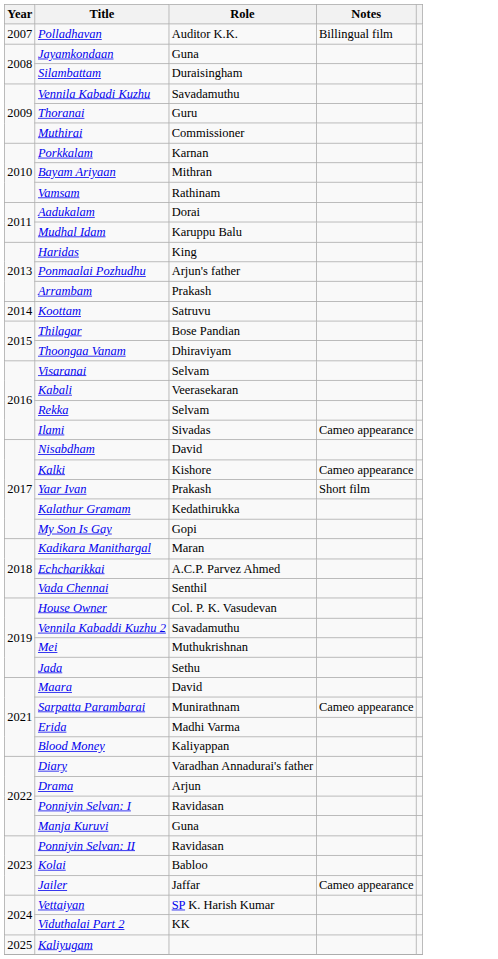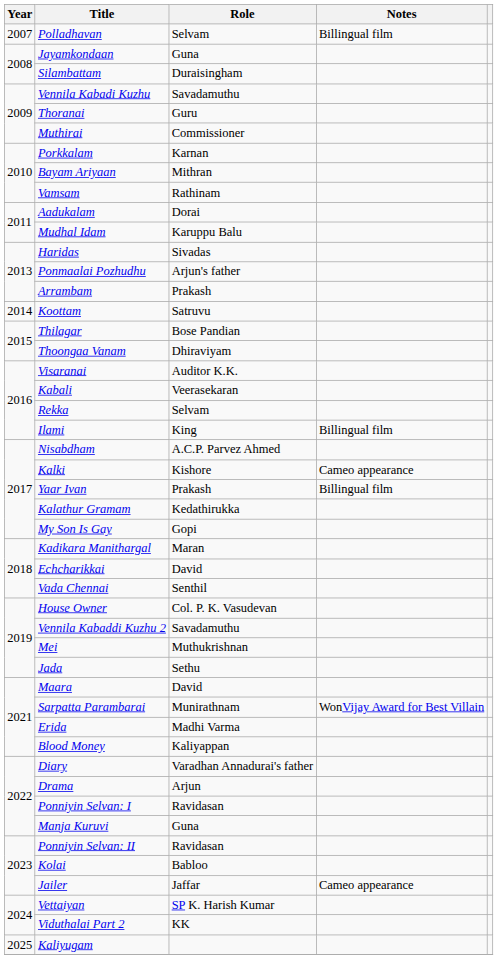(205, 34) Auditor K.K. -> (190, 34) Selvam
(184, 251) King -> (191, 251) Sivadas
(190, 370) Selvam -> (205, 370) Auditor K.K.
(191, 430) Sivadas -> (184, 430) King
(366, 430) Cameo appearance -> (356, 430) Billingual film
(187, 449) David -> (226, 449) A.C.P. Parvez Ahmed
(344, 489) Short film -> (356, 489) Billingual film
(226, 568) A.C.P. Parvez Ahmed -> (187, 568) David
(366, 707) Cameo appearance -> (402, 707) WonVijay Award for Best Villain
